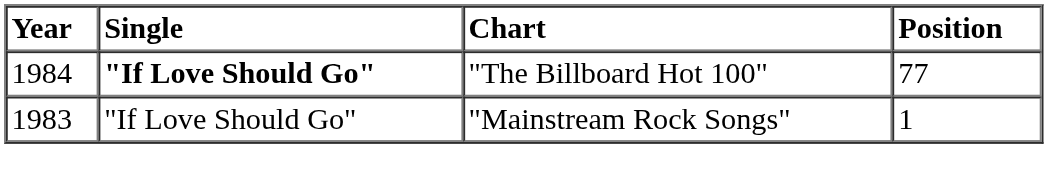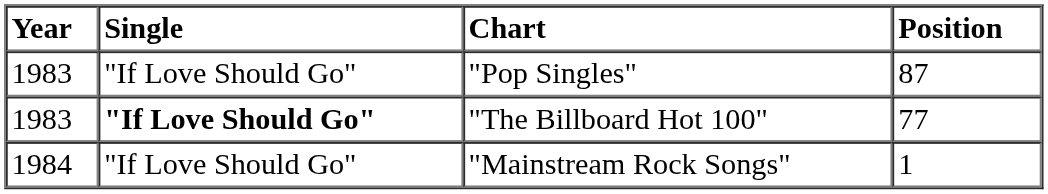+ row: (553, 73)
(42, 73) 1984 -> (42, 118) 1983
(42, 118) 1983 -> (42, 164) 1984
